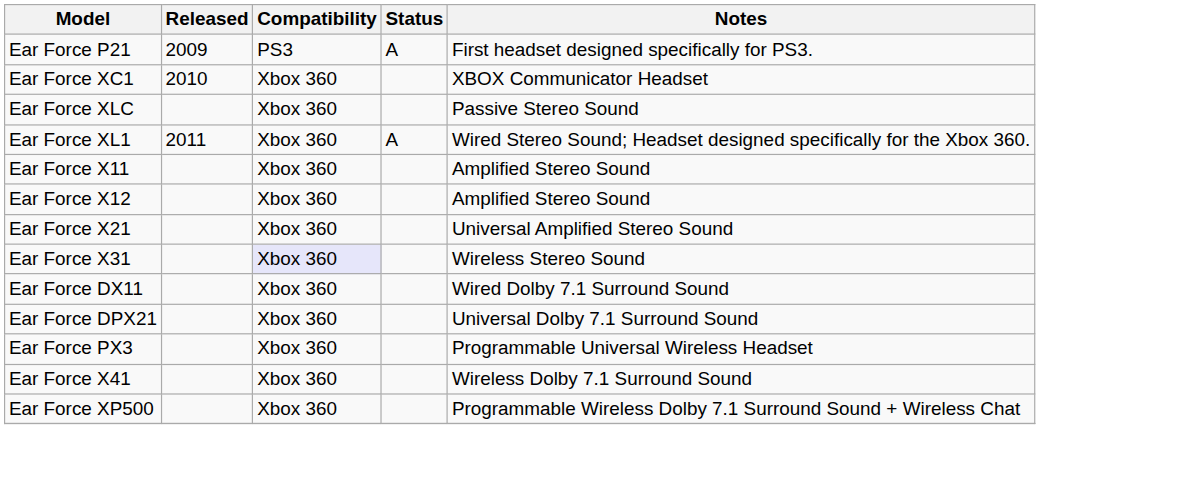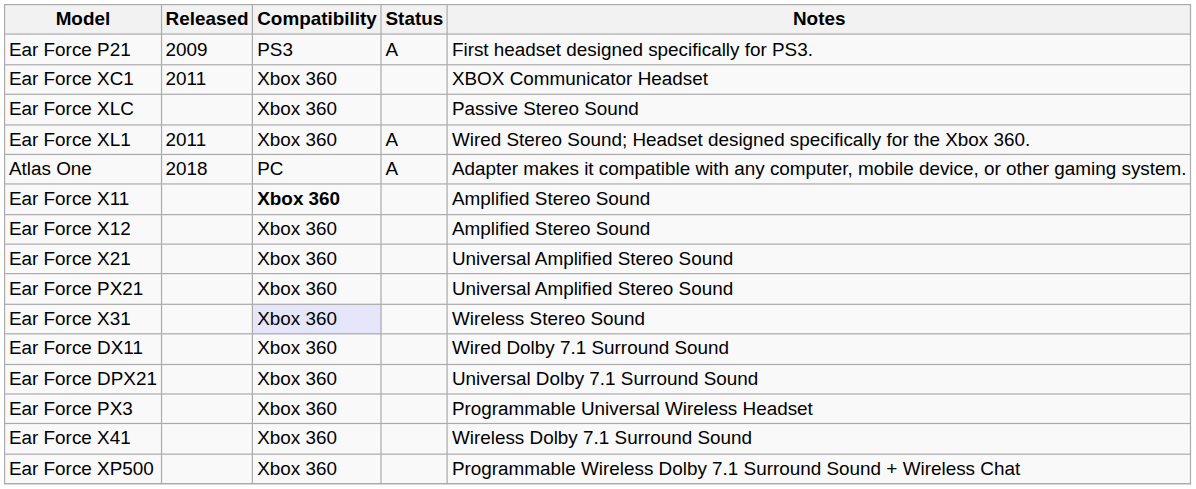(187, 79) 2010 -> (186, 79) 2011
+ row: (50, 169)
(297, 169) normal -> (299, 199) bold
+ row: (76, 288)
